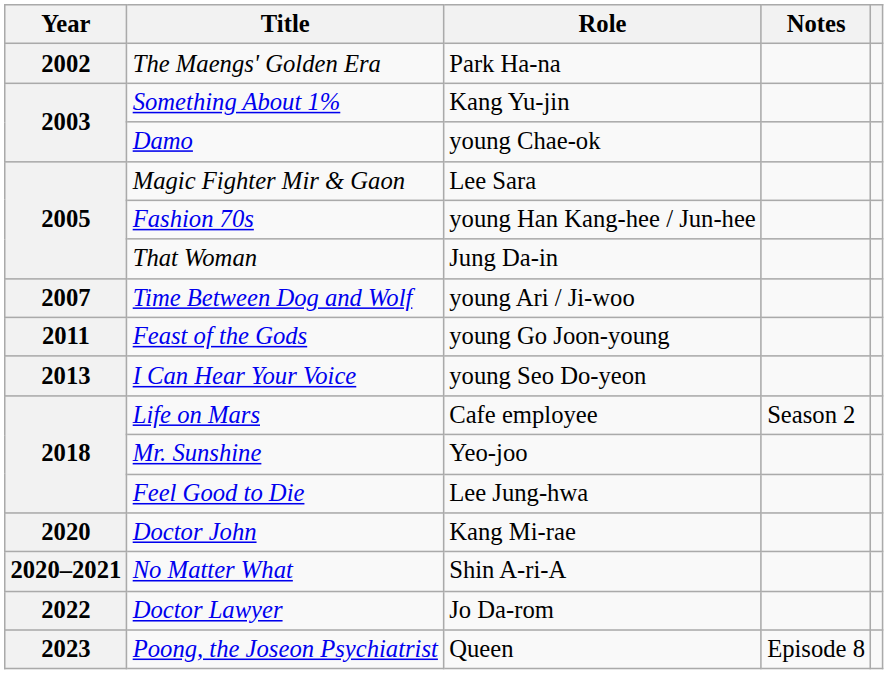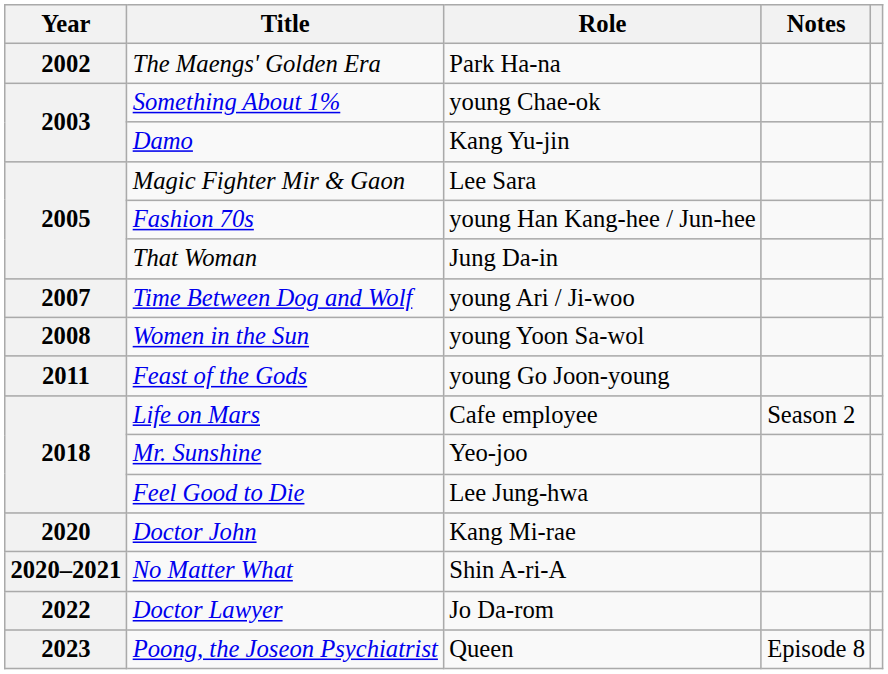(509, 102) Kang Yu-jin -> (525, 102) young Chae-ok
(525, 141) young Chae-ok -> (509, 141) Kang Yu-jin
+ row: (221, 336)
- row: (244, 375)
